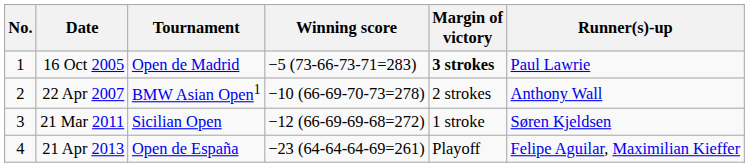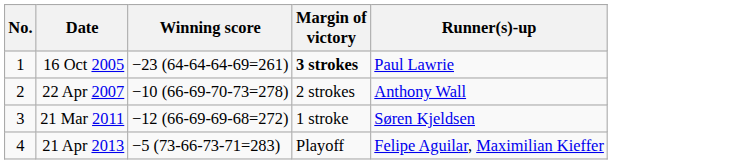- column: (196, 27)
(342, 64) −5 (73-66-73-71=283) -> (210, 64) −23 (64-64-64-69=261)
(346, 149) −23 (64-64-64-69=261) -> (206, 145) −5 (73-66-73-71=283)
